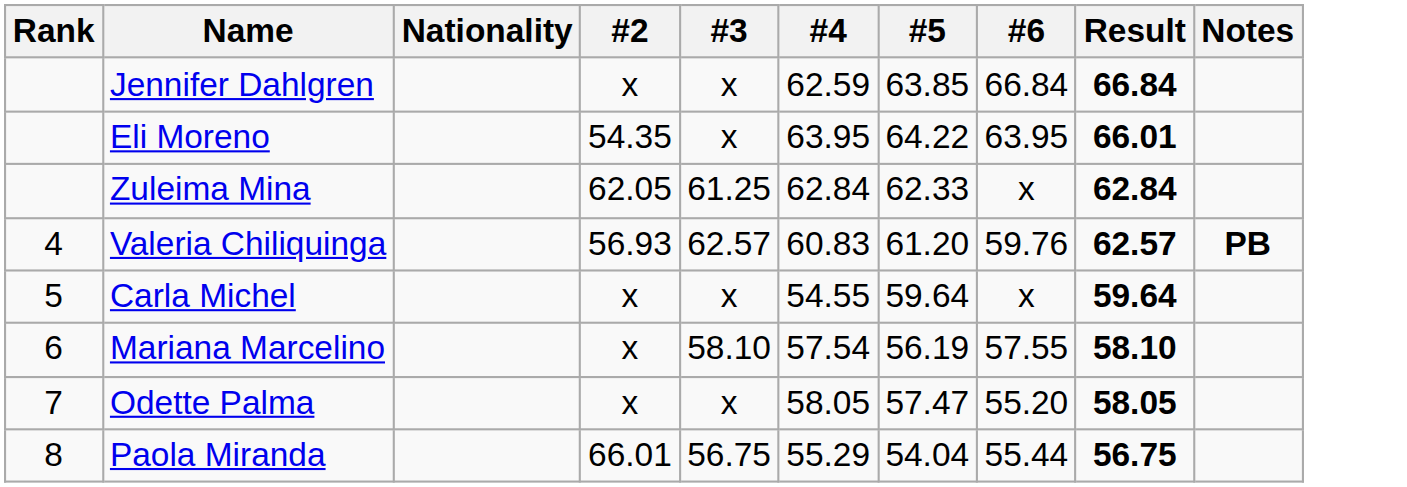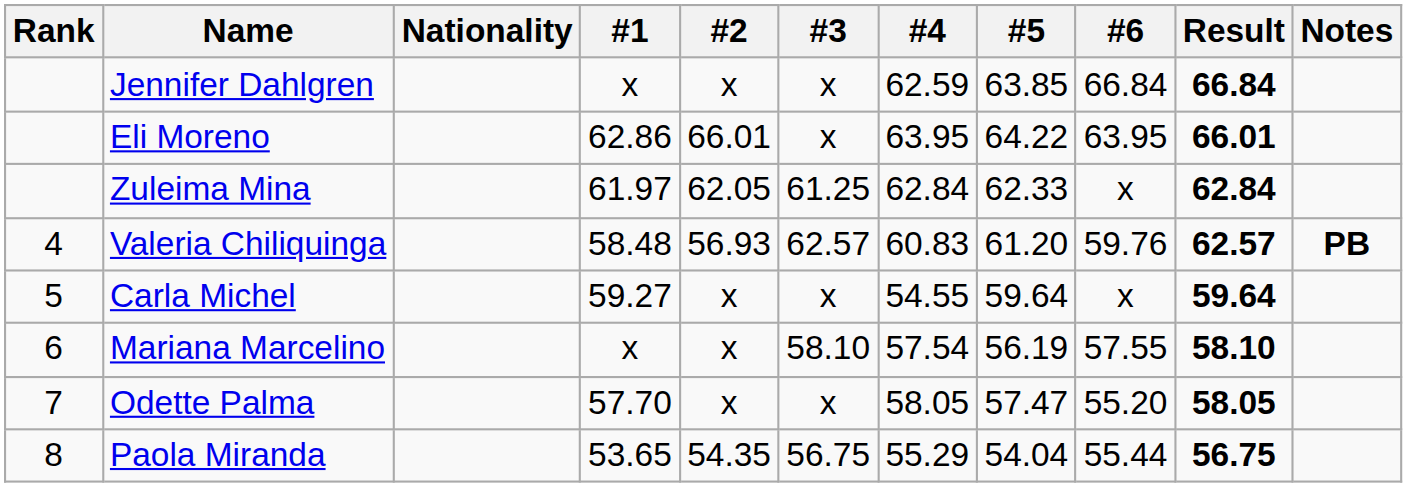+ column: (630, 31)
(630, 137) 54.35 -> (729, 137) 66.01
(630, 455) 66.01 -> (729, 455) 54.35
